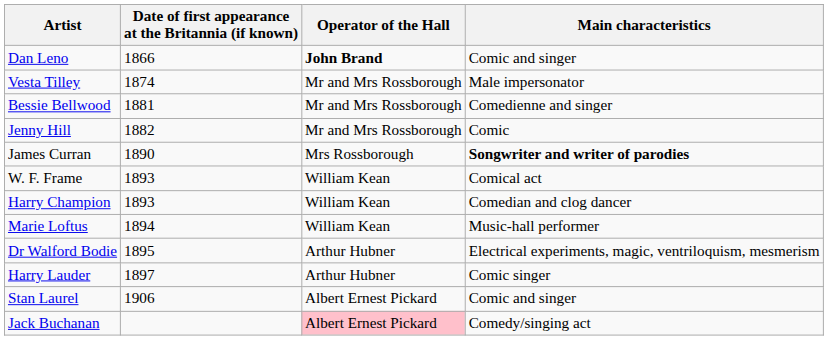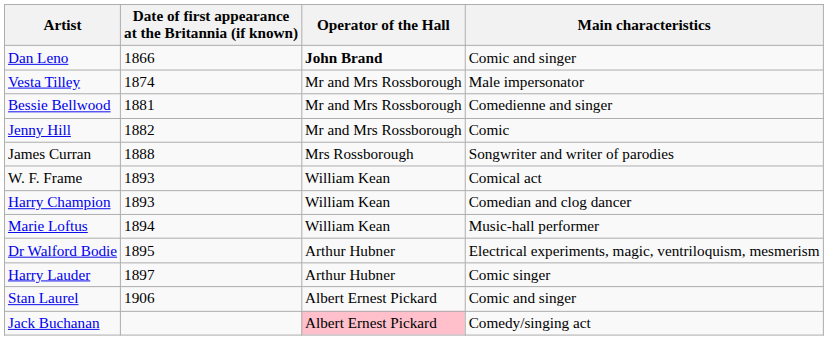(139, 154) 1890 -> (139, 154) 1888
(579, 154) bold -> (571, 154) normal
